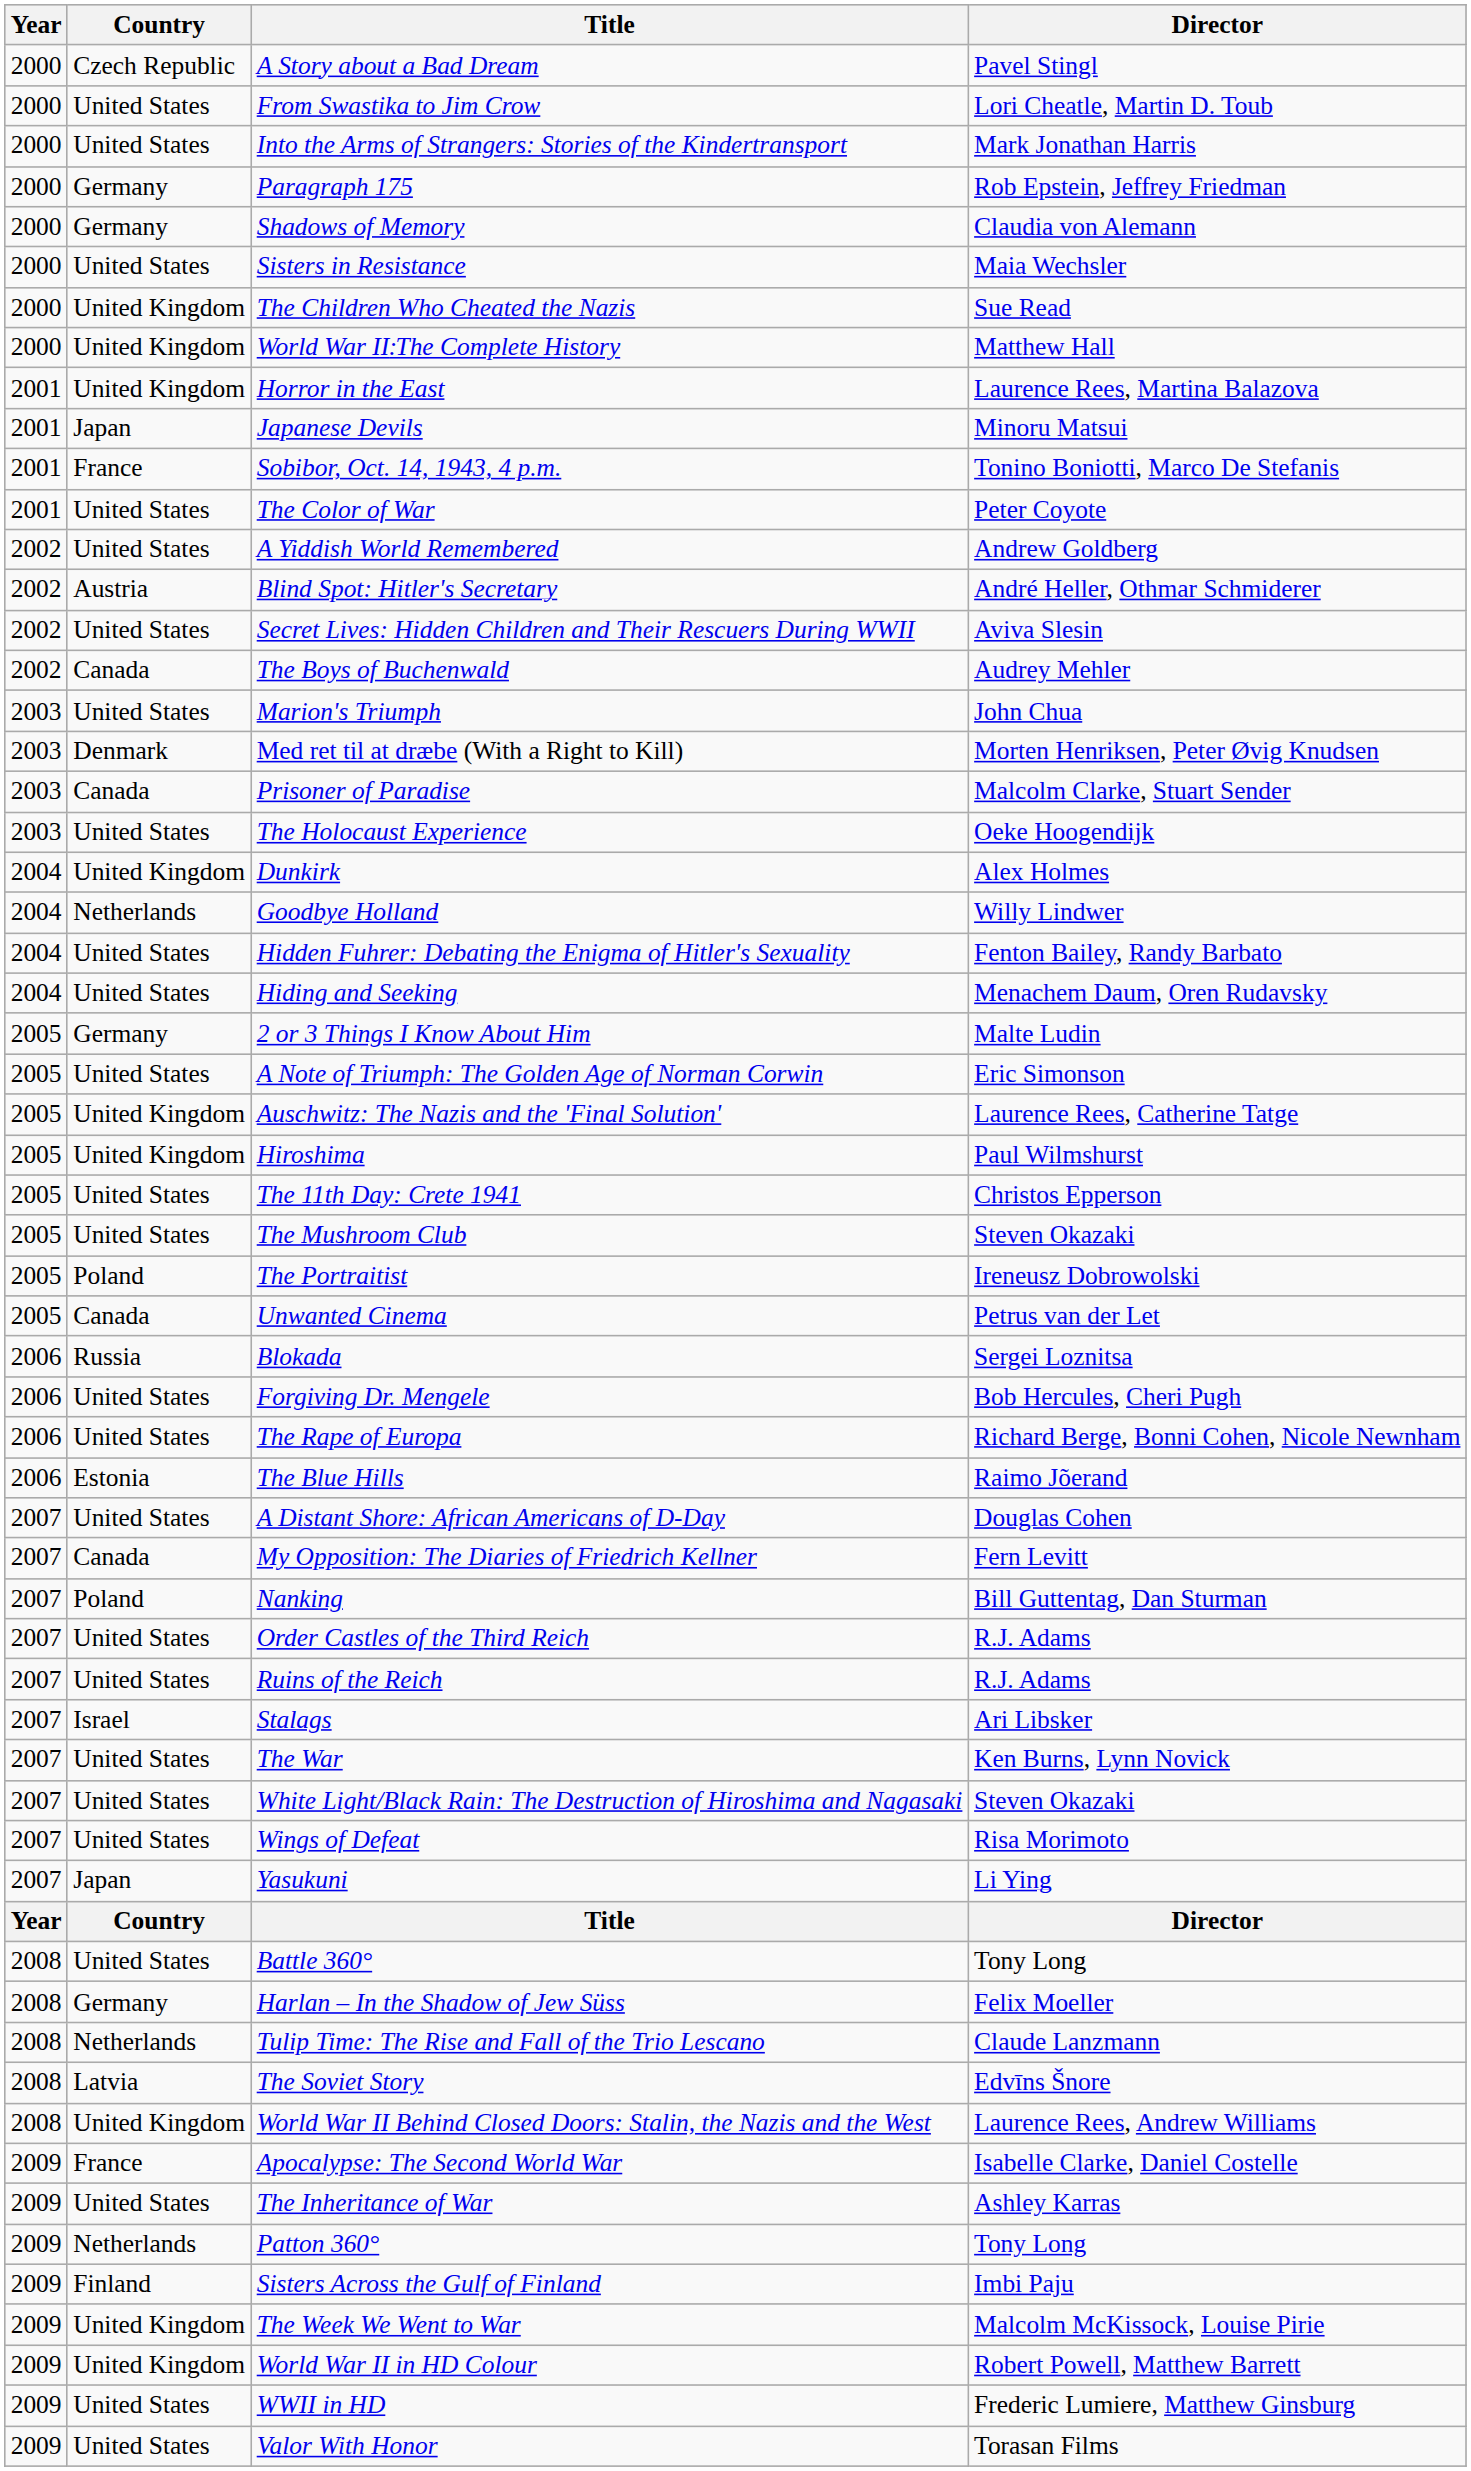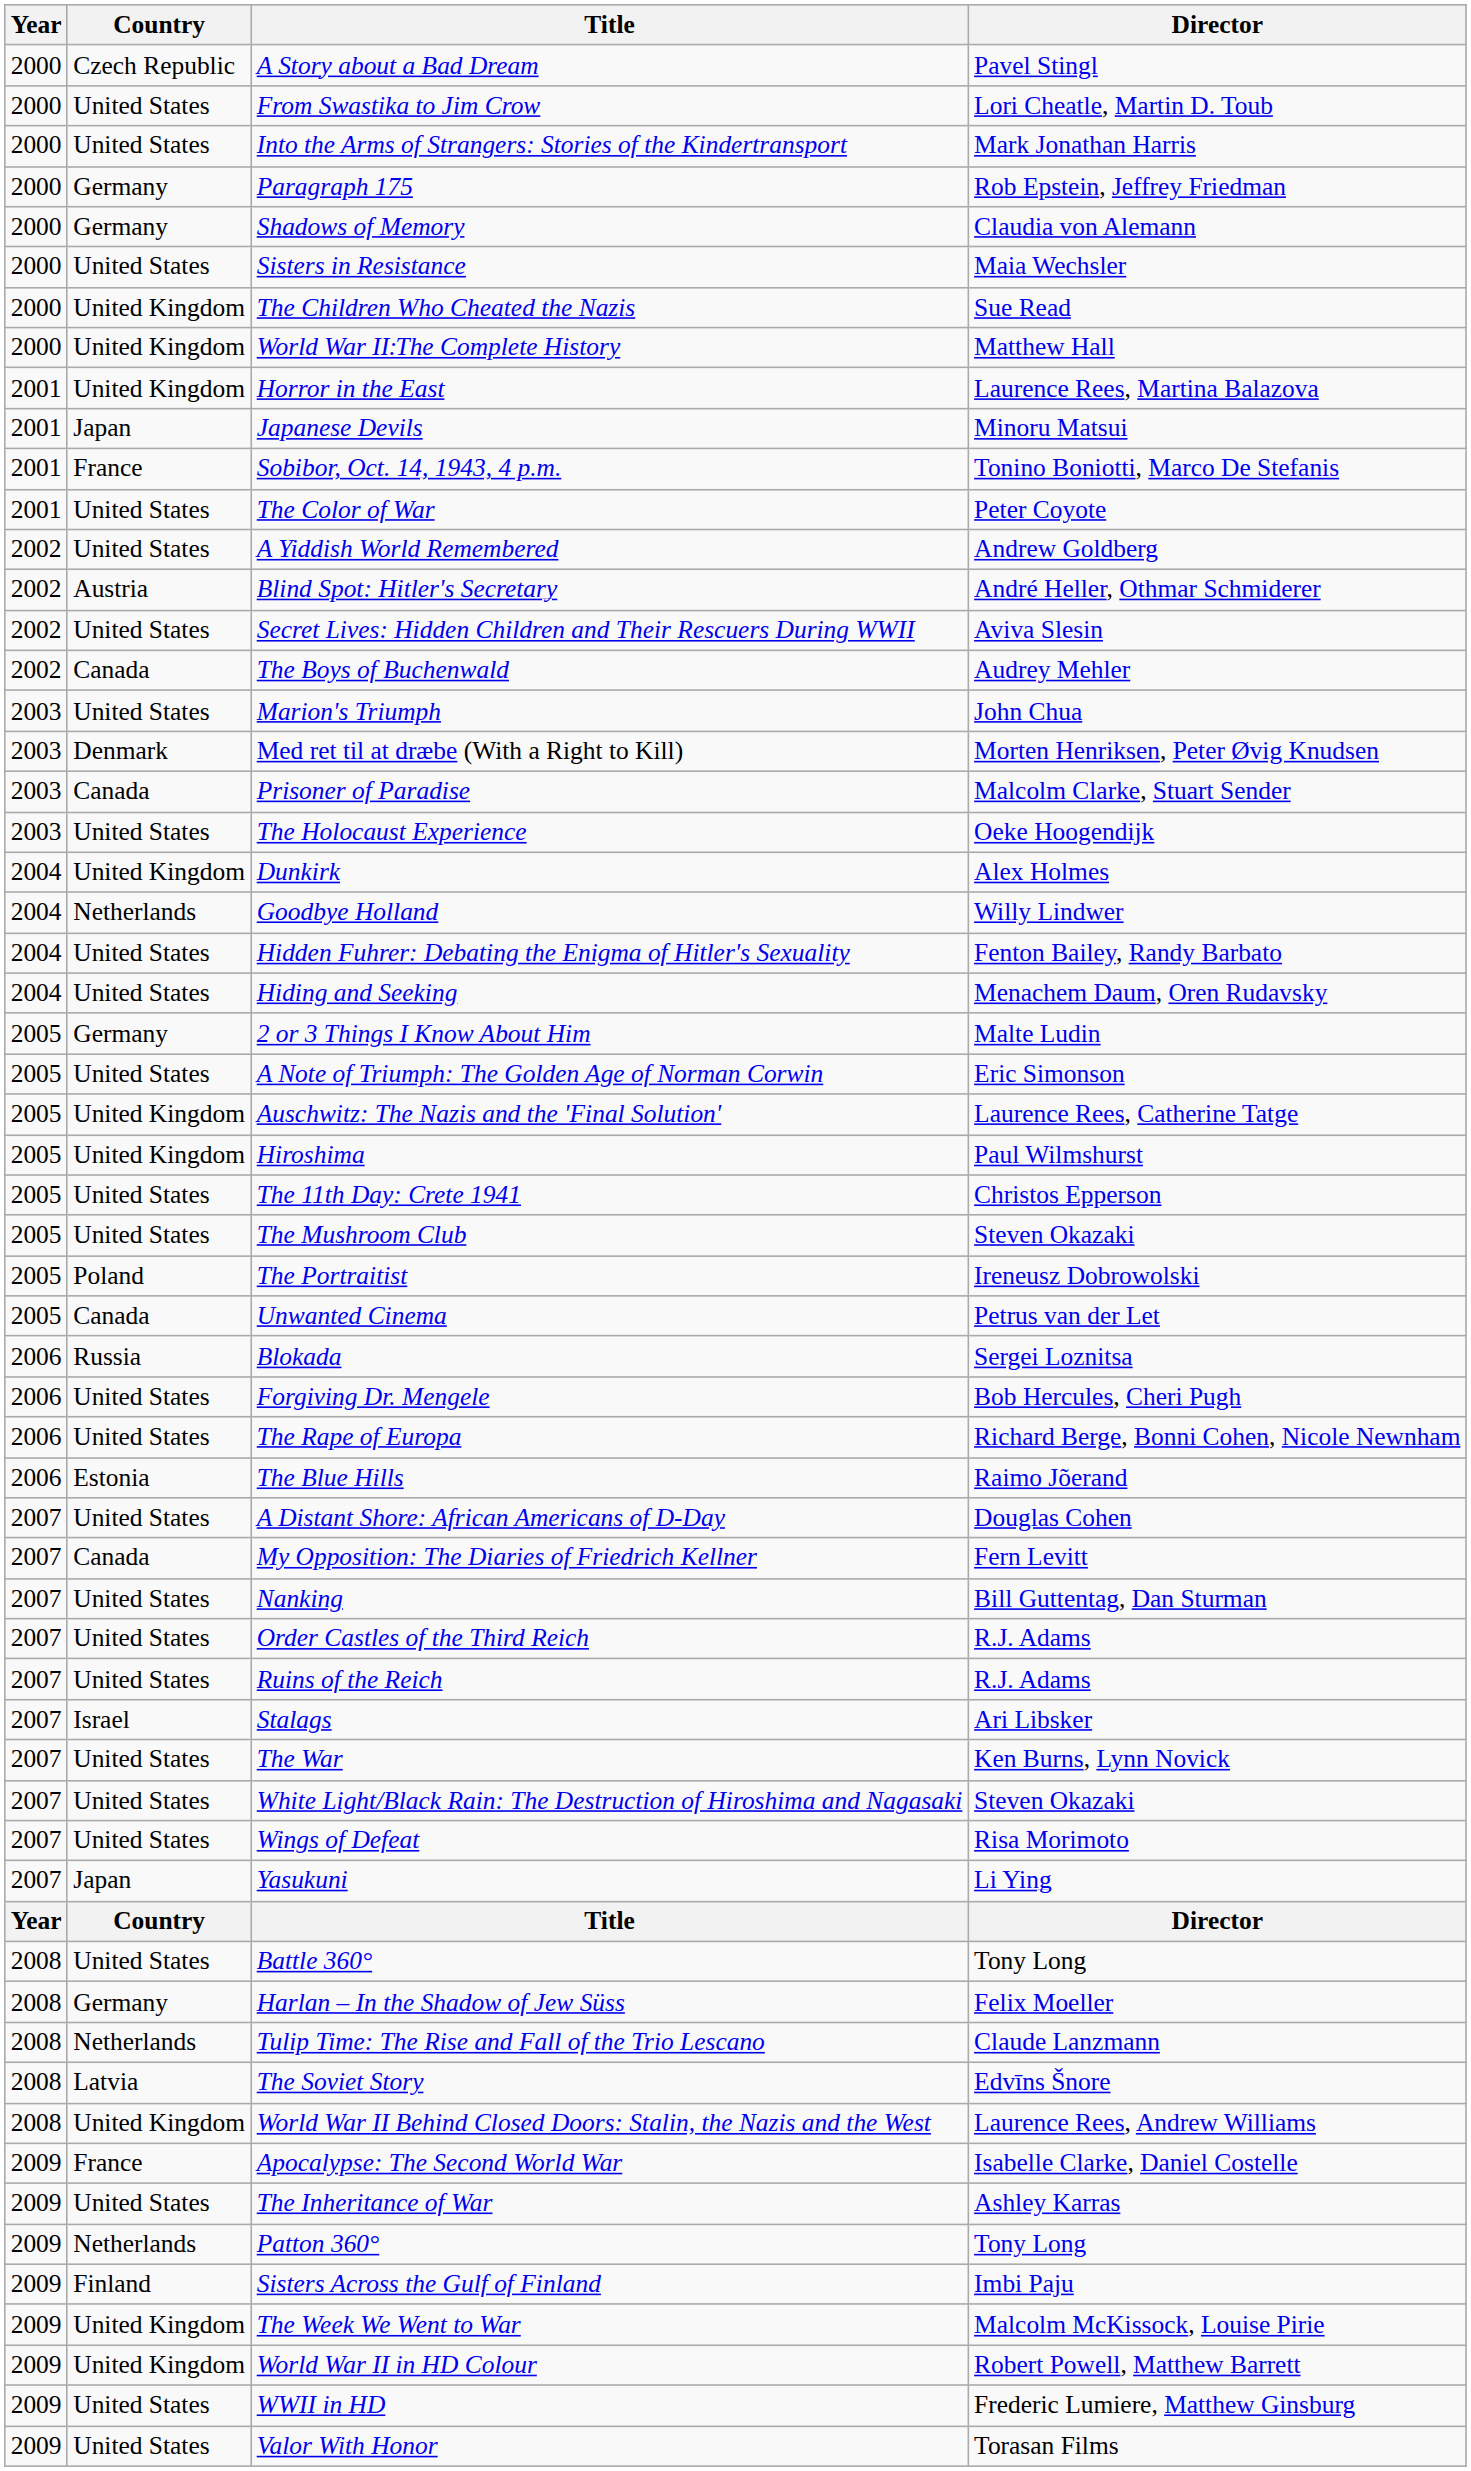(109, 1598) Poland -> (141, 1598) United States
